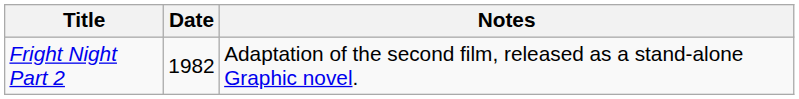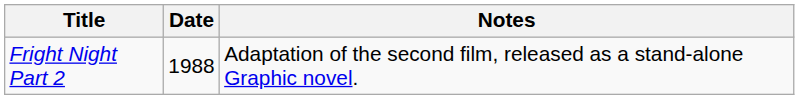(191, 65) 1982 -> (191, 65) 1988
